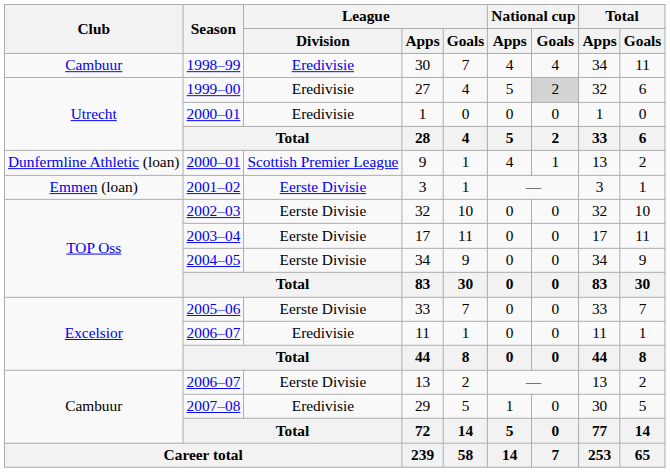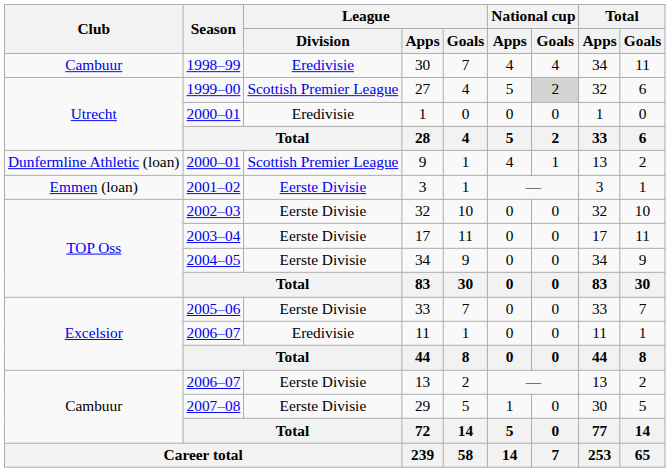(323, 89) Eredivisie -> (323, 89) Scottish Premier League
(323, 406) Eredivisie -> (323, 406) Eerste Divisie
